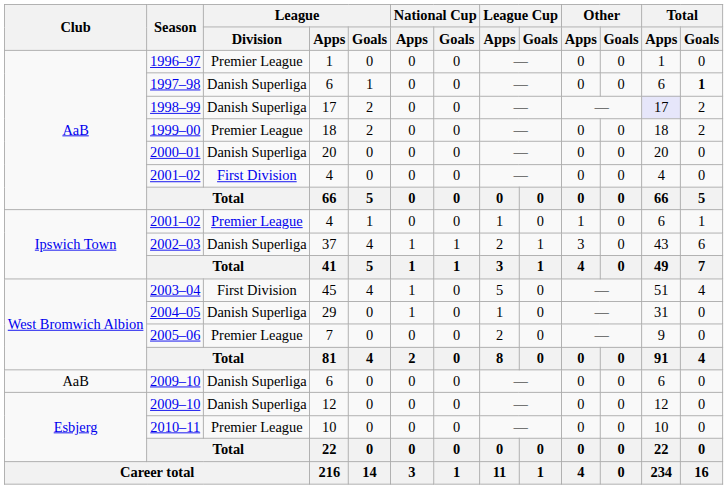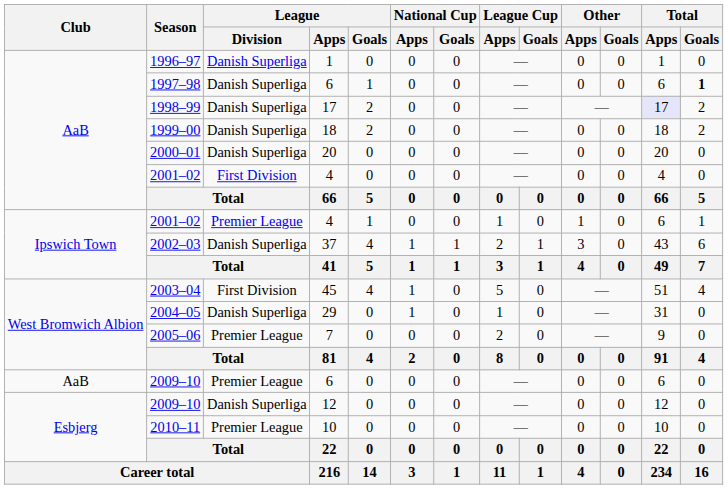(257, 61) Premier League -> (257, 61) Danish Superliga
(257, 130) Premier League -> (257, 130) Danish Superliga
(257, 381) Danish Superliga -> (257, 381) Premier League
